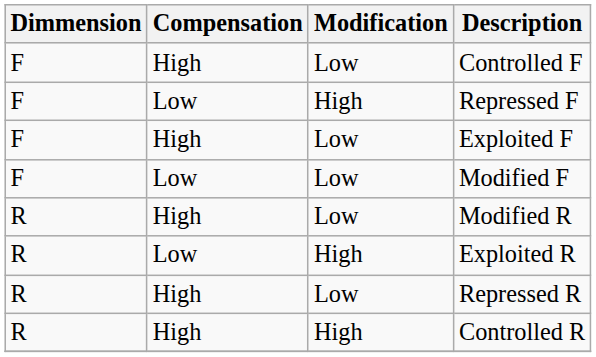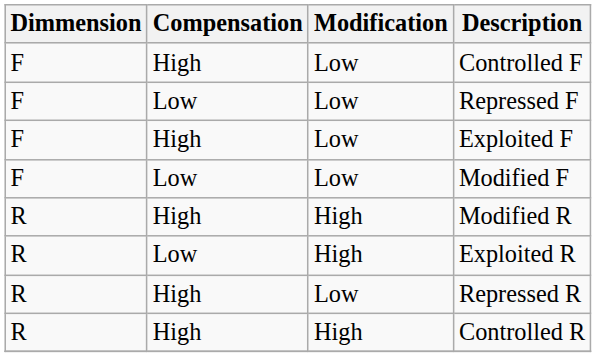(338, 100) High -> (336, 100) Low
(336, 216) Low -> (338, 216) High
